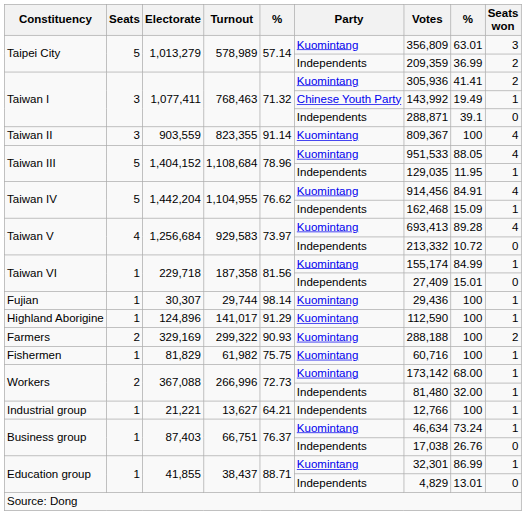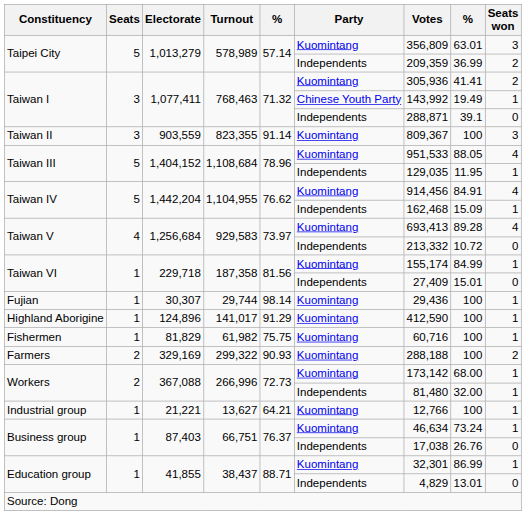(515, 136) 4 -> (515, 136) 3
(428, 318) 112,590 -> (427, 318) 412,590
rows swapped: (28, 337) <-> (34, 355)
(332, 410) Independents -> (328, 410) Kuomintang
